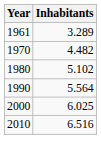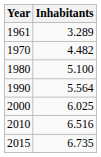(80, 69) 5.102 -> (80, 69) 5.100
+ row: (19, 143)
